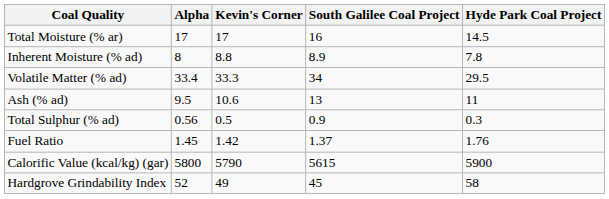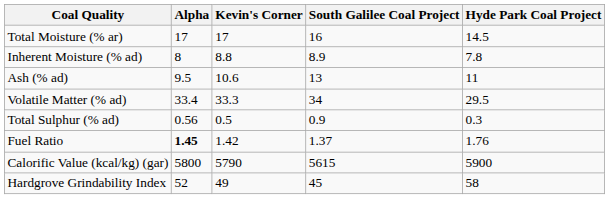rows swapped: (38, 99) <-> (67, 78)
(186, 141) normal -> (186, 141) bold
